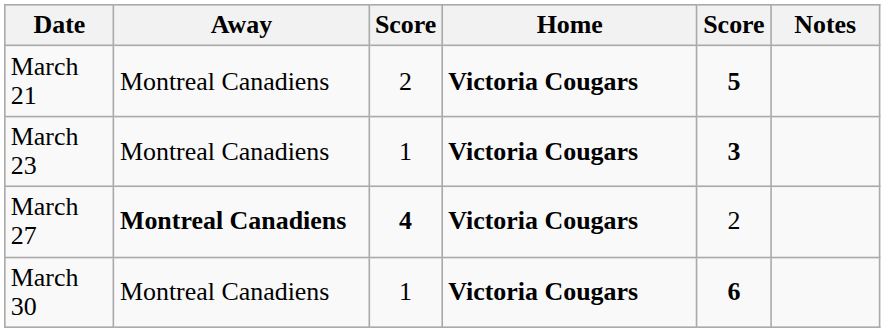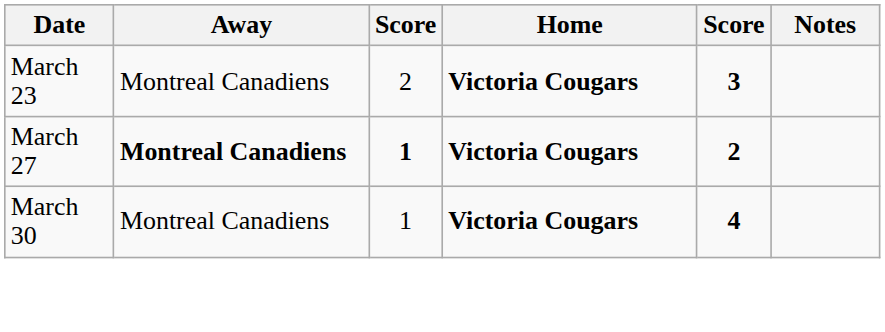- row: (45, 80)
(406, 151) 1 -> (406, 80) 2
(406, 221) 4 -> (406, 151) 1
(734, 221) normal -> (734, 151) bold
(734, 291) 6 -> (734, 221) 4
